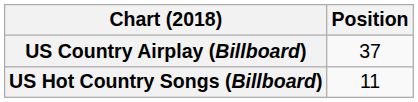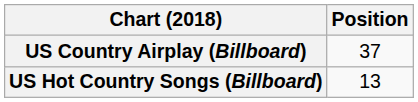(370, 81) 11 -> (370, 81) 13
